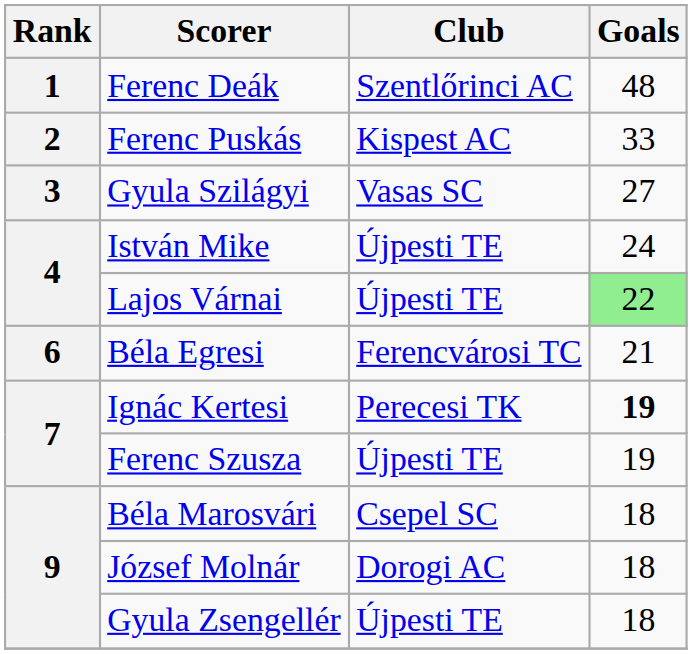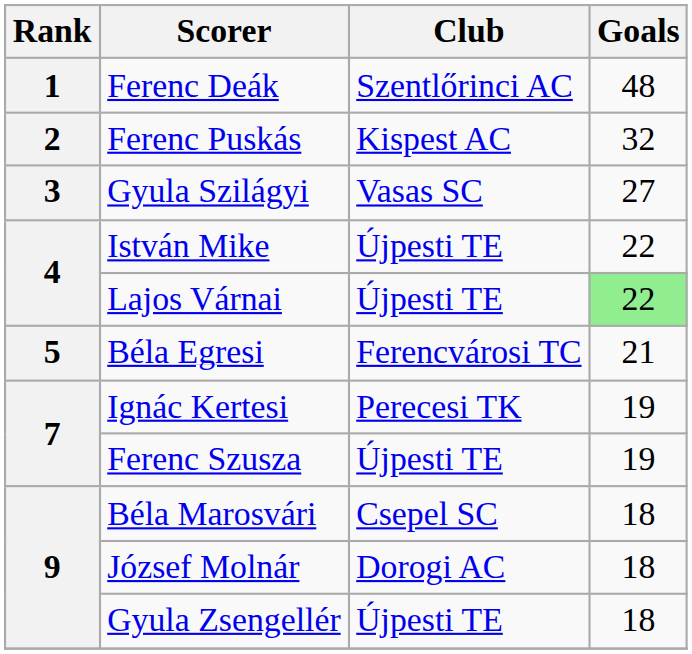(638, 138) 33 -> (638, 138) 32
(638, 245) 24 -> (638, 245) 22
(52, 352) 6 -> (52, 352) 5
(638, 406) bold -> (638, 406) normal
